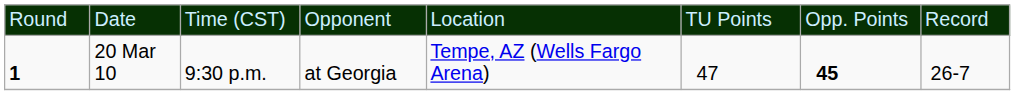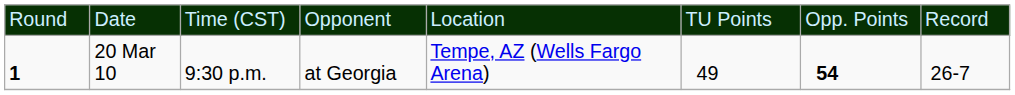(702, 73) 47 -> (702, 73) 49
(822, 73) 45 -> (822, 73) 54
